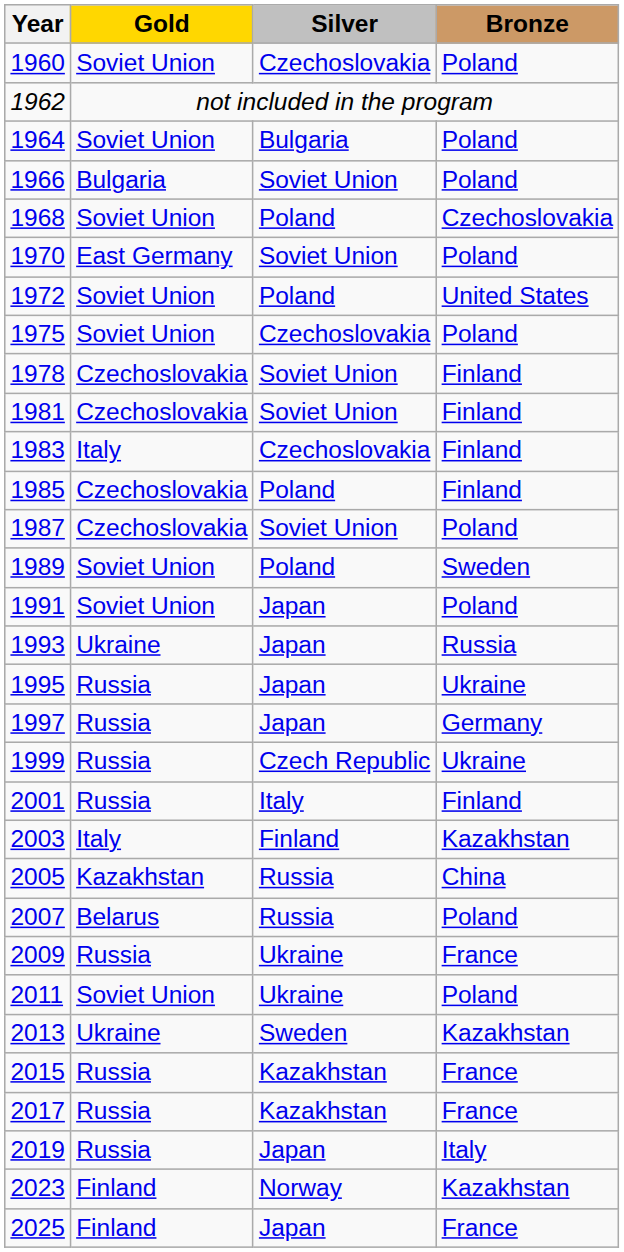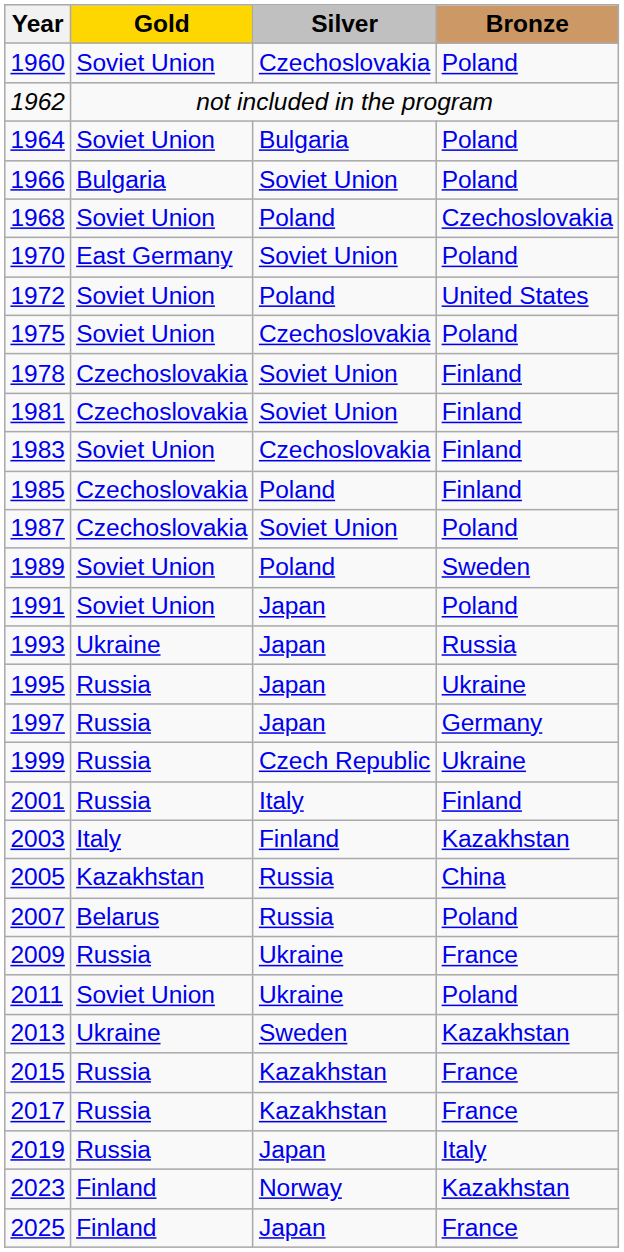(99, 450) Italy -> (146, 450) Soviet Union
